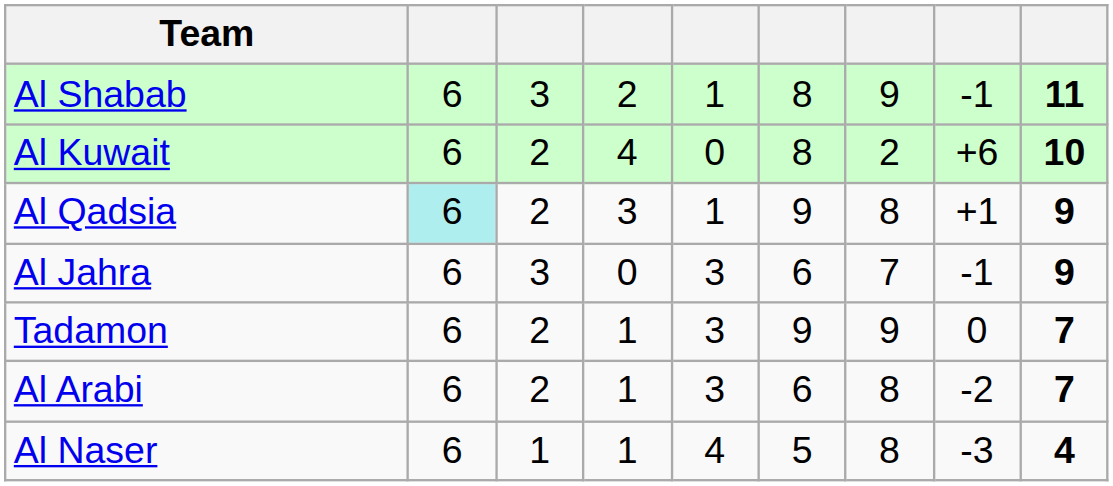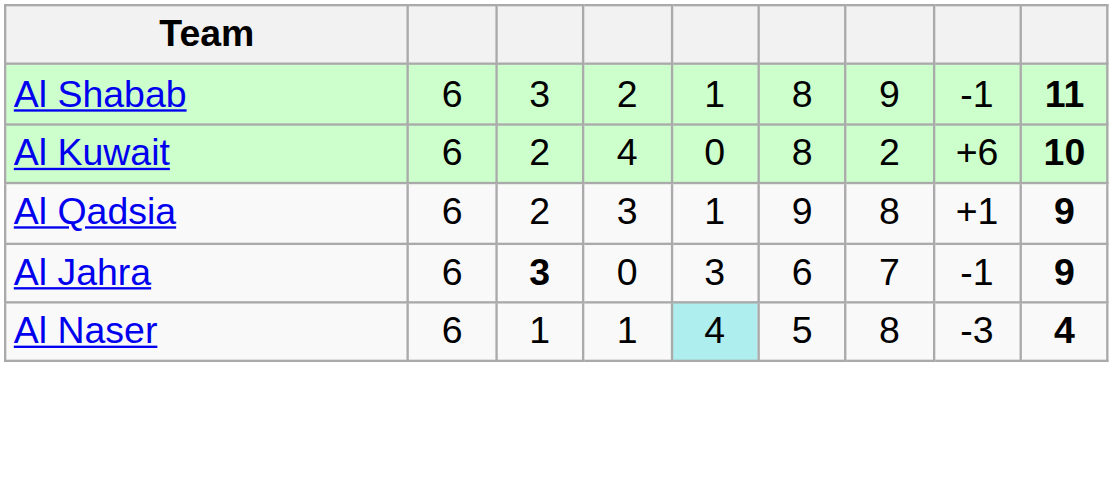(452, 212) paleturquoise background -> (452, 212) no background
(540, 271) normal -> (540, 271) bold
- row: (91, 331)
- row: (78, 390)
(715, 449) no background -> (715, 331) paleturquoise background
